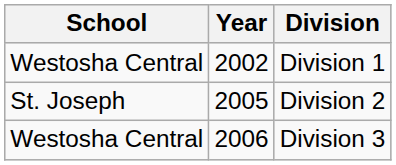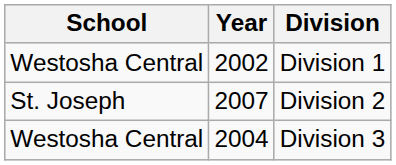(241, 100) 2005 -> (241, 100) 2007
(241, 139) 2006 -> (241, 139) 2004
